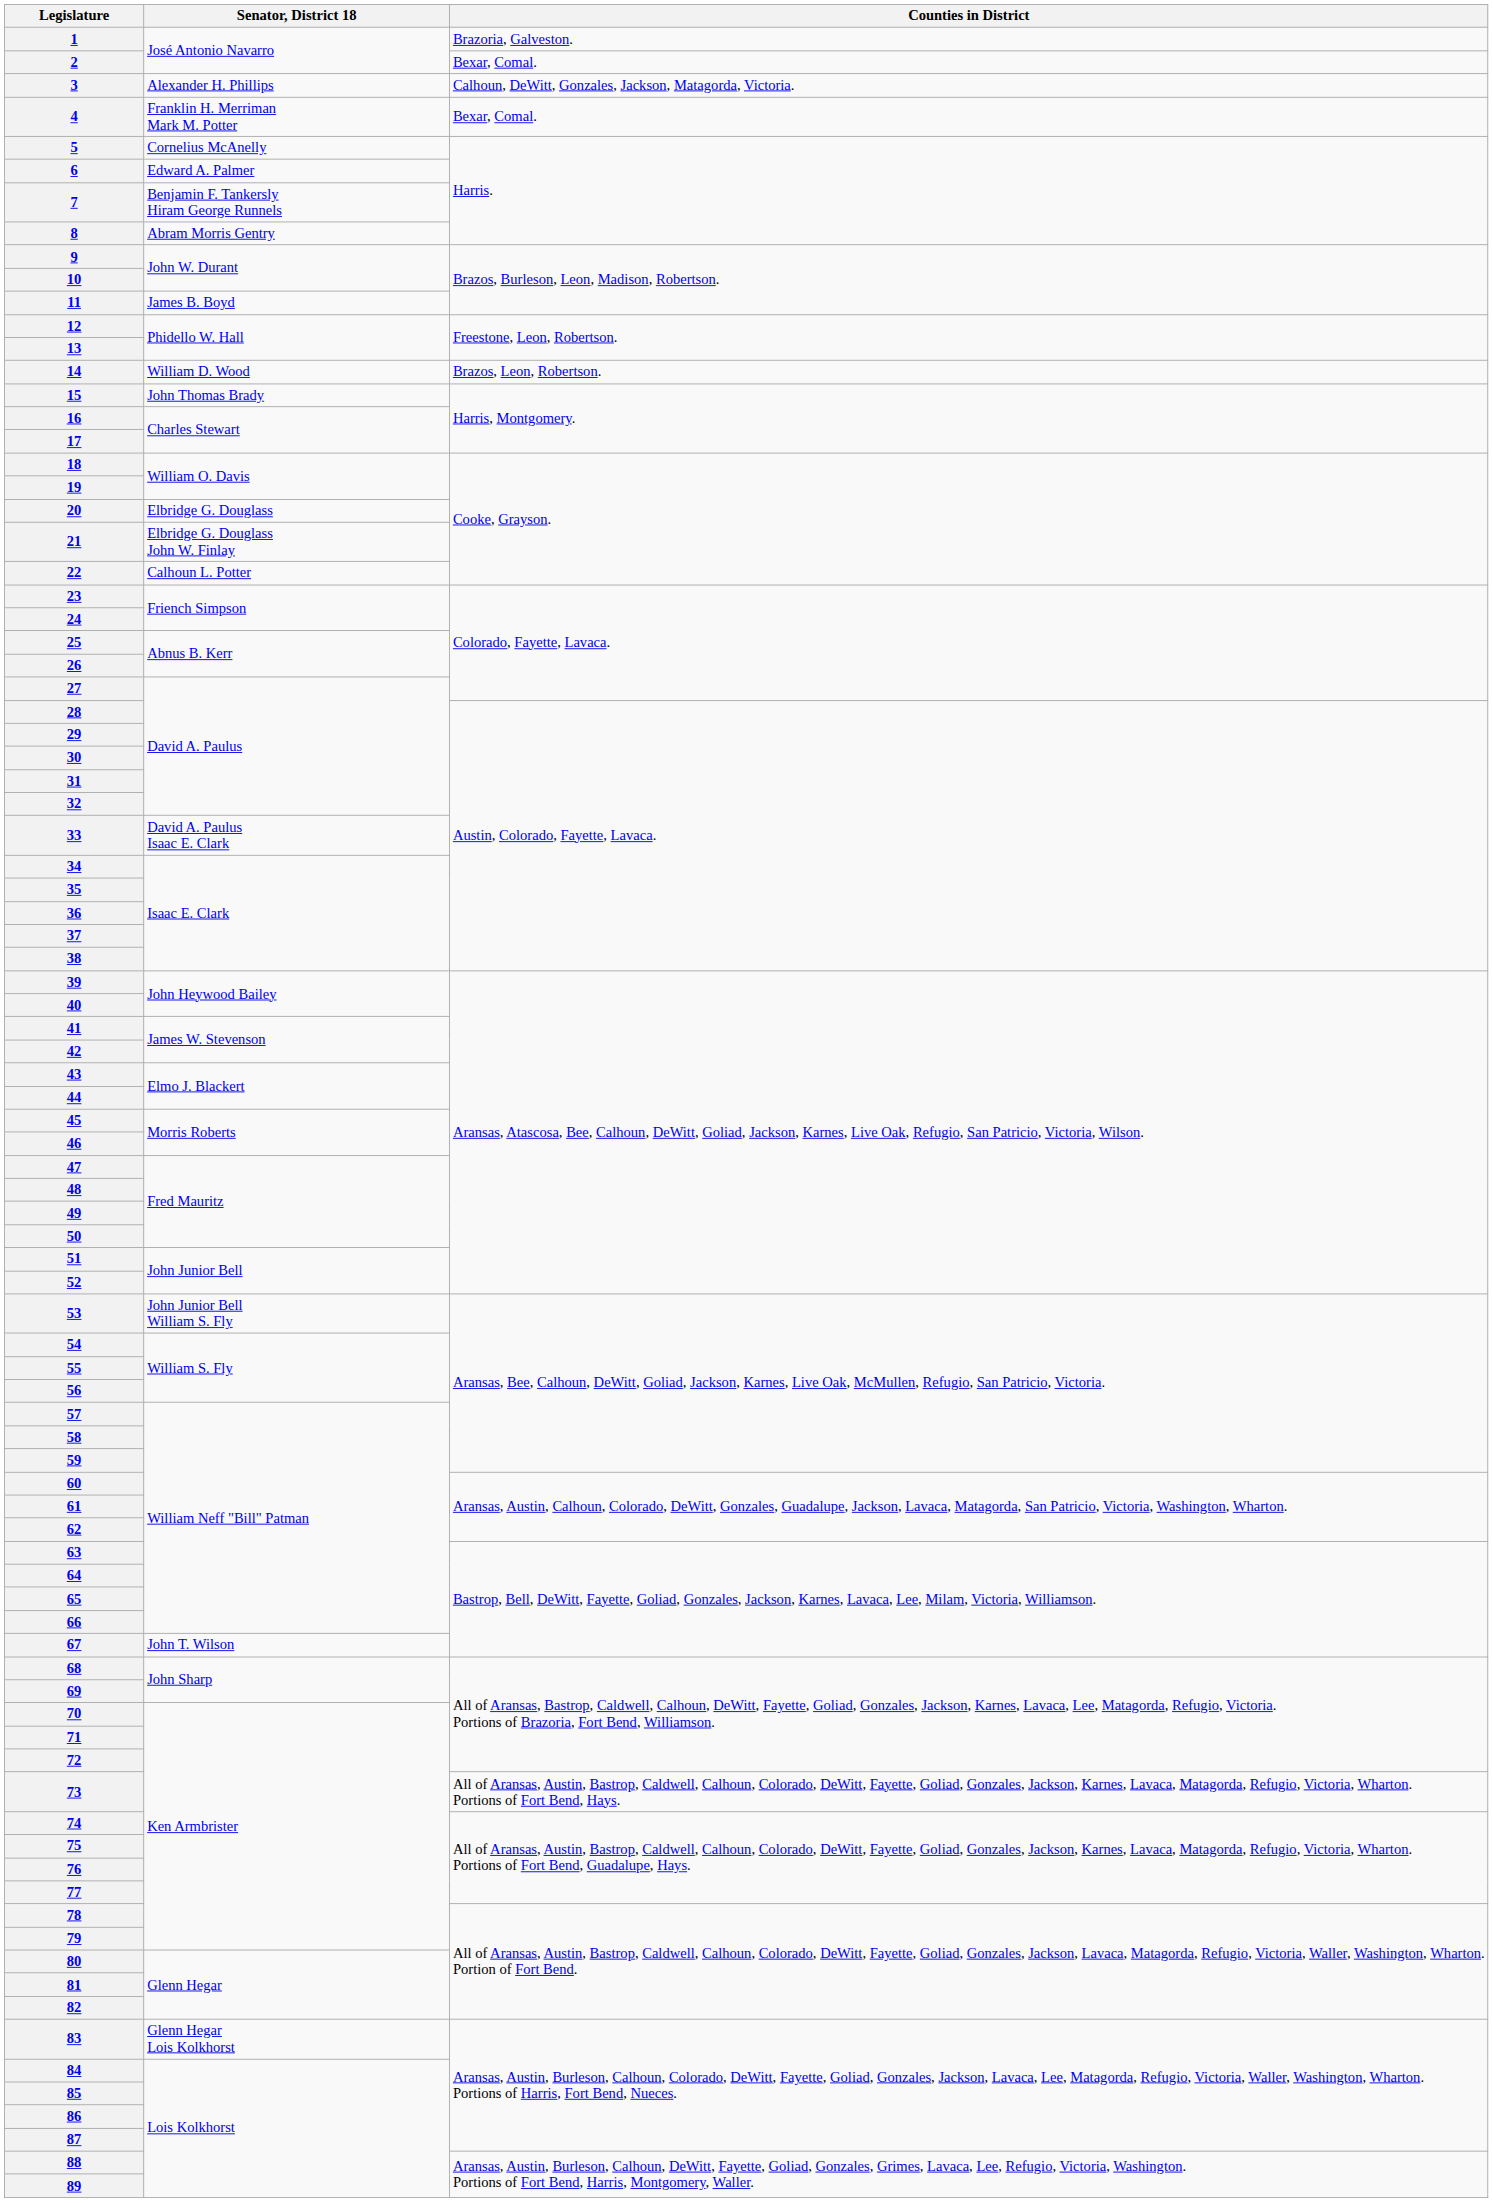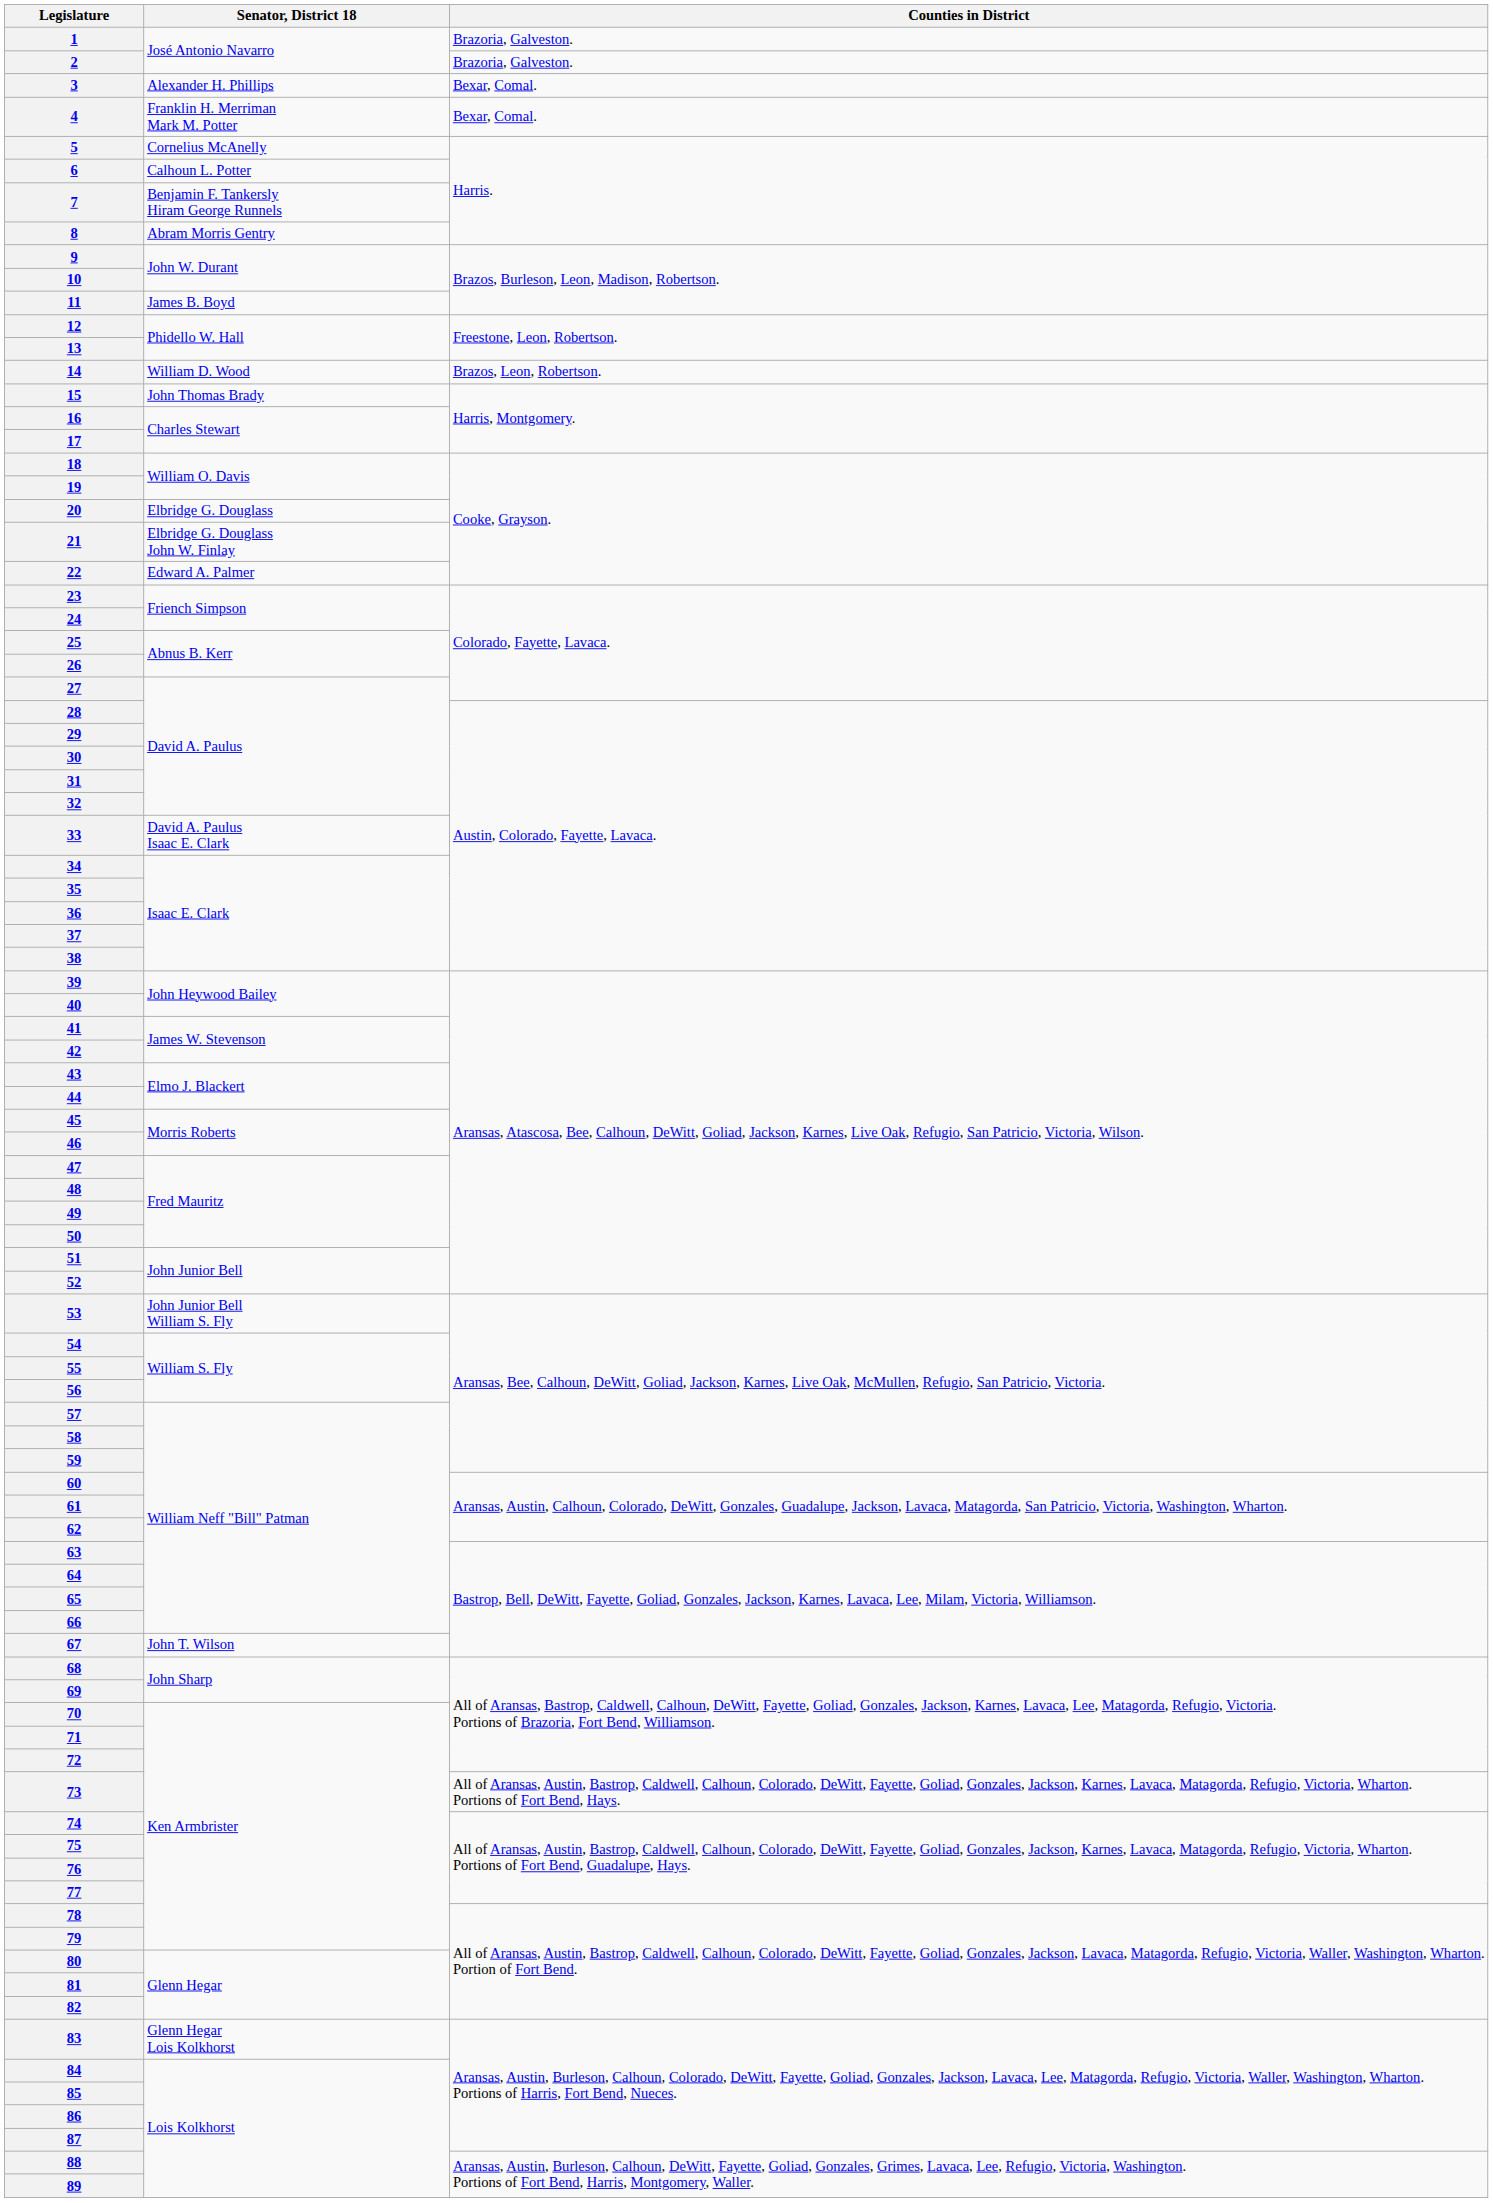(495, 62) Bexar, Comal. -> (513, 62) Brazoria, Galveston.
(624, 85) Calhoun, DeWitt, Gonzales, Jackson, Matagorda, Victoria. -> (495, 85) Bexar, Comal.
(201, 170) Edward A. Palmer -> (199, 170) Calhoun L. Potter
(199, 573) Calhoun L. Potter -> (201, 573) Edward A. Palmer
